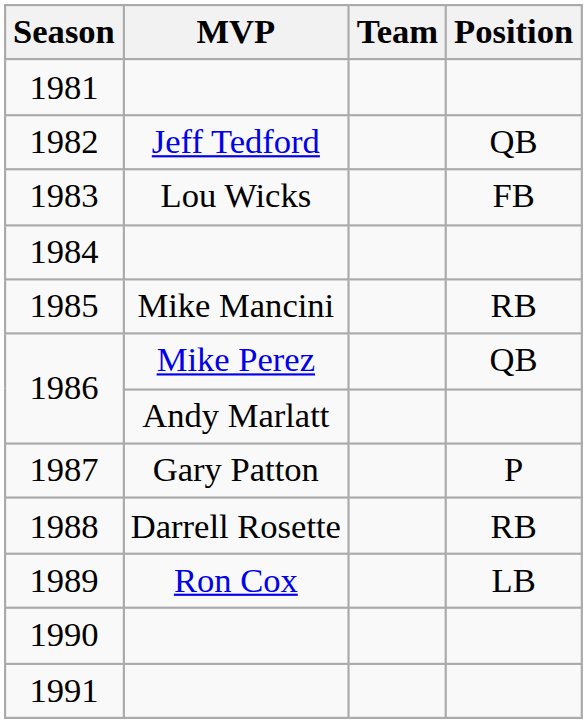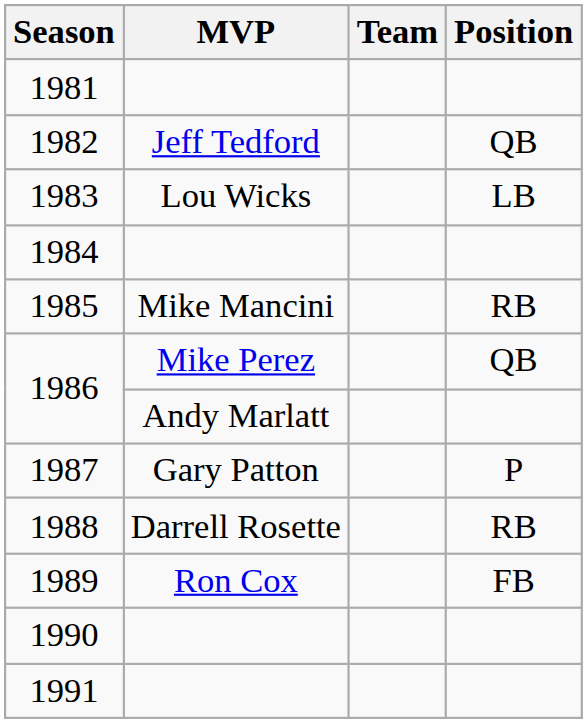(514, 196) FB -> (514, 196) LB
(514, 580) LB -> (514, 580) FB
